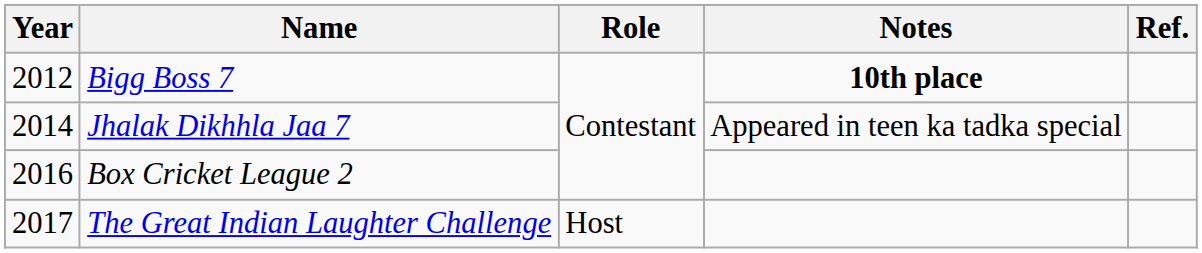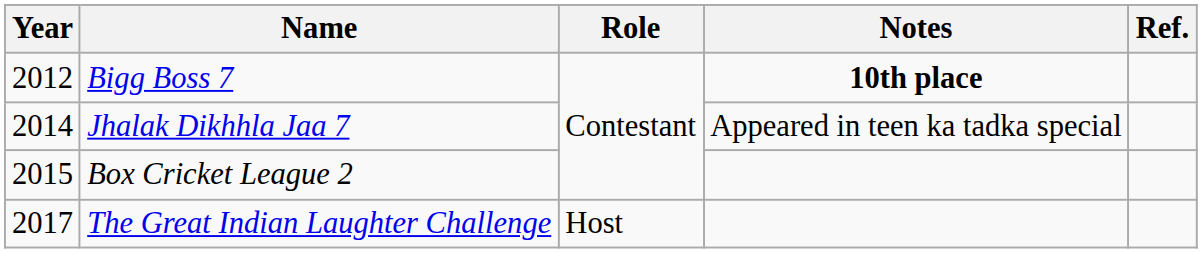(43, 174) 2016 -> (43, 174) 2015
